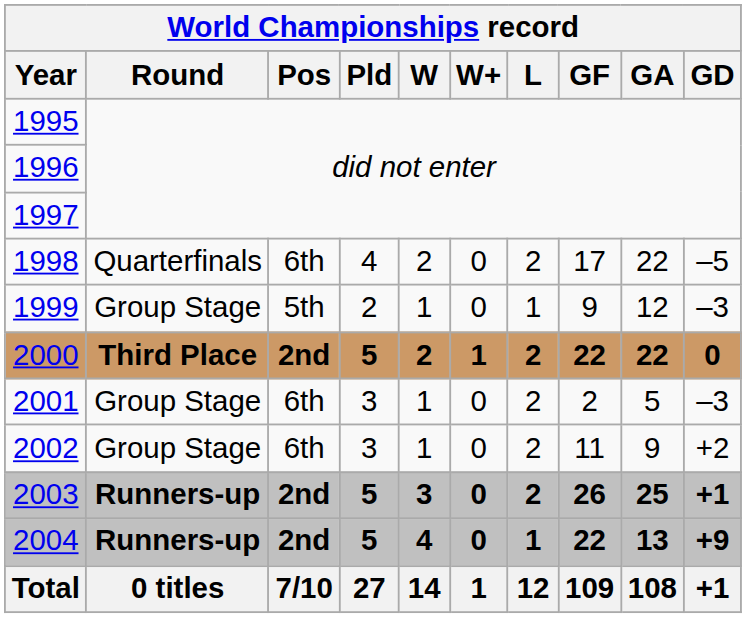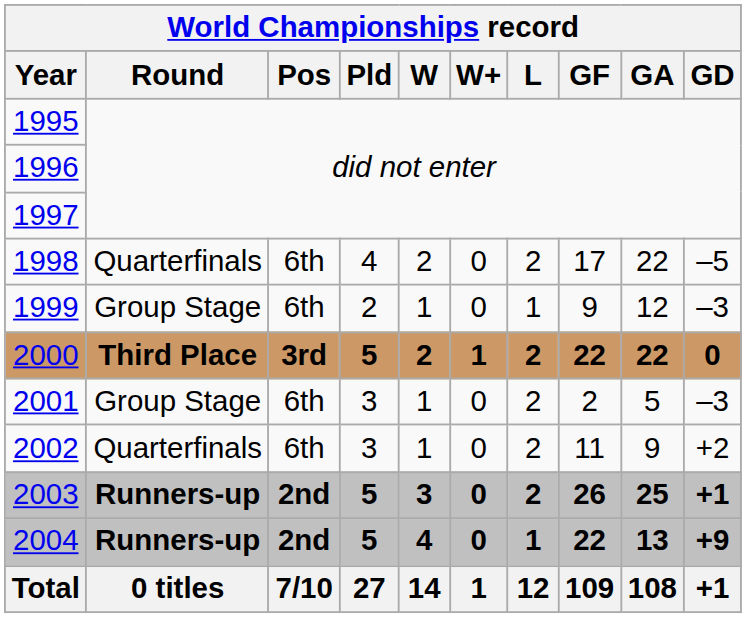(304, 307) 5th -> (304, 307) 6th
(304, 354) 2nd -> (304, 354) 3rd
(178, 448) Group Stage -> (178, 448) Quarterfinals
